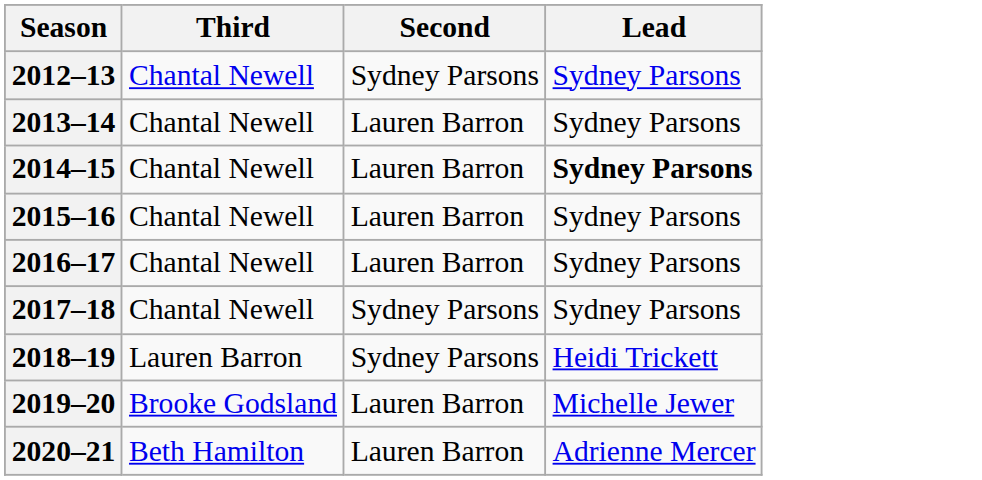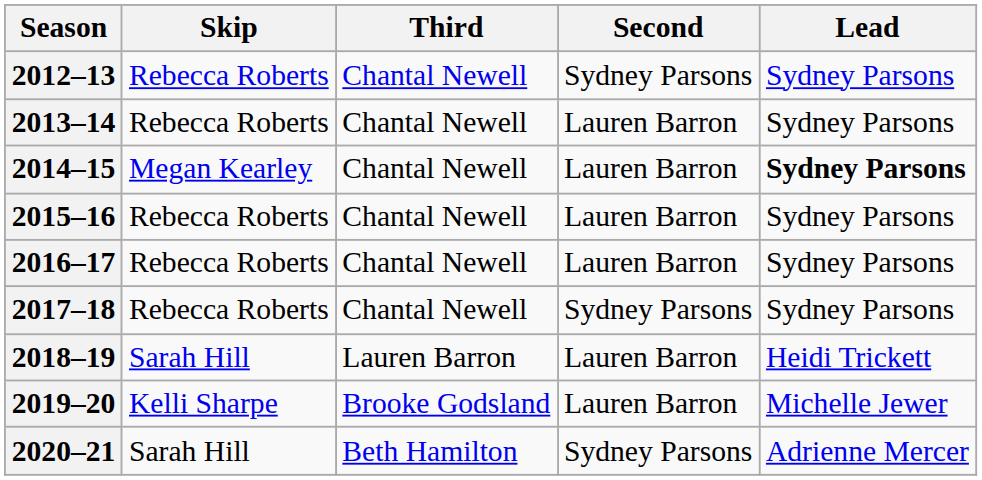+ column: (229, 27)
(445, 356) Sydney Parsons -> (651, 356) Lauren Barron
(437, 450) Lauren Barron -> (658, 450) Sydney Parsons
